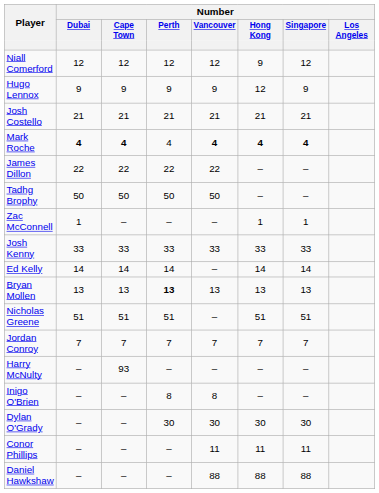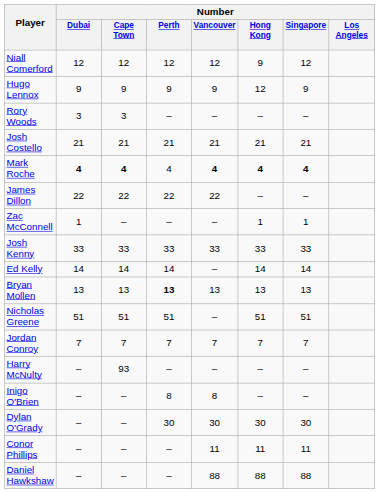+ row: (22, 116)
- row: (22, 195)
